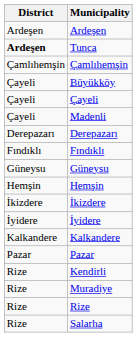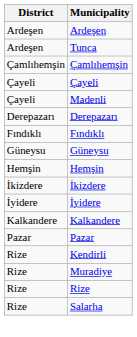(26, 47) bold -> (25, 47) normal
- row: (93, 82)
